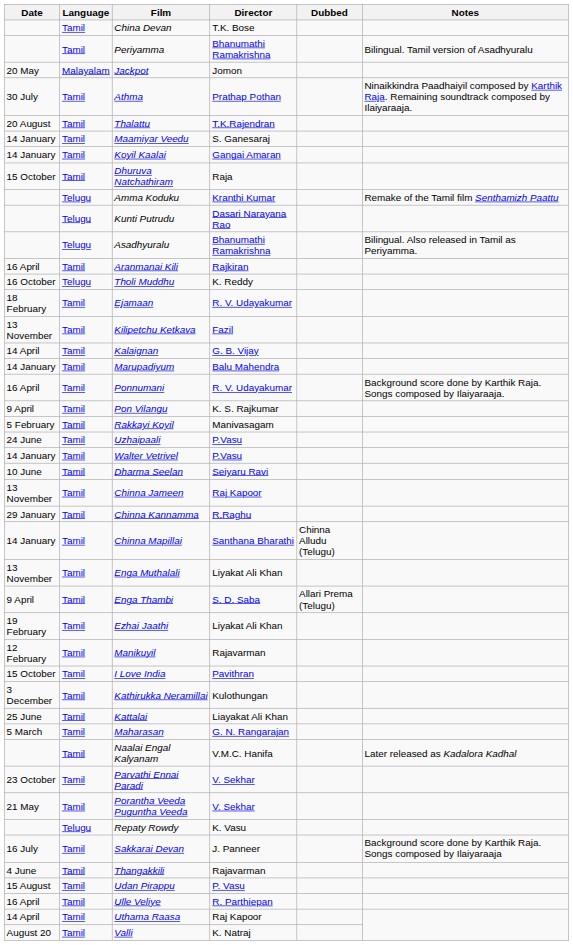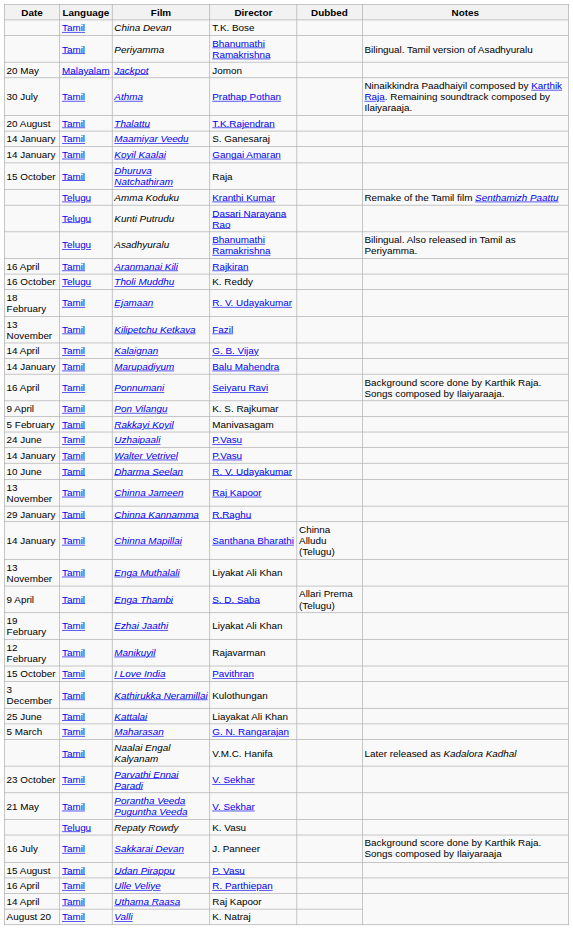(252, 388) R. V. Udayakumar -> (240, 388) Seiyaru Ravi
(240, 472) Seiyaru Ravi -> (252, 472) R. V. Udayakumar
- row: (139, 870)
